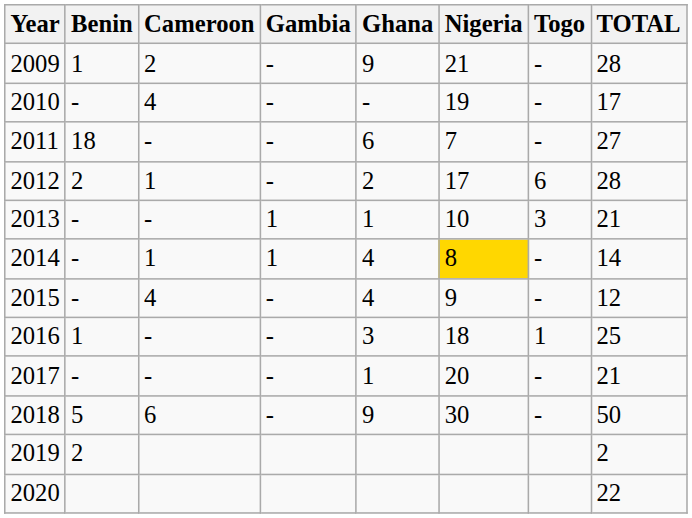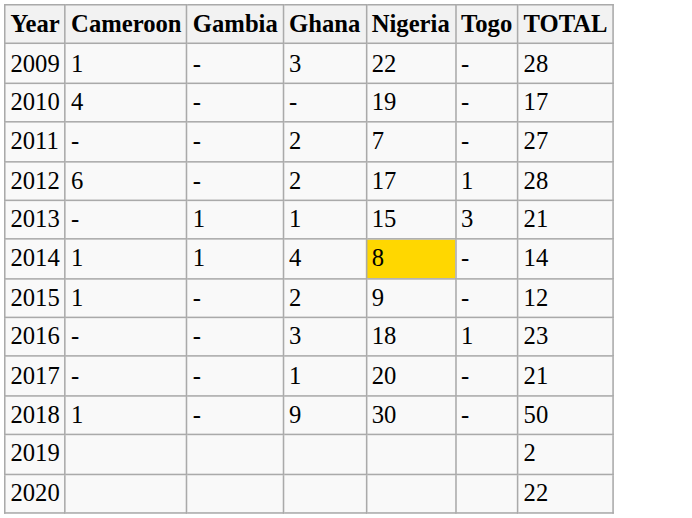- column: (102, 24)
(150, 63) 2 -> (77, 63) 1
(368, 63) 9 -> (295, 63) 3
(457, 63) 21 -> (384, 63) 22
(368, 141) 6 -> (295, 141) 2
(150, 180) 1 -> (77, 180) 6
(540, 180) 6 -> (467, 180) 1
(457, 219) 10 -> (384, 219) 15
(150, 297) 4 -> (77, 297) 1
(368, 297) 4 -> (295, 297) 2
(609, 336) 25 -> (536, 336) 23
(150, 414) 6 -> (77, 414) 1
